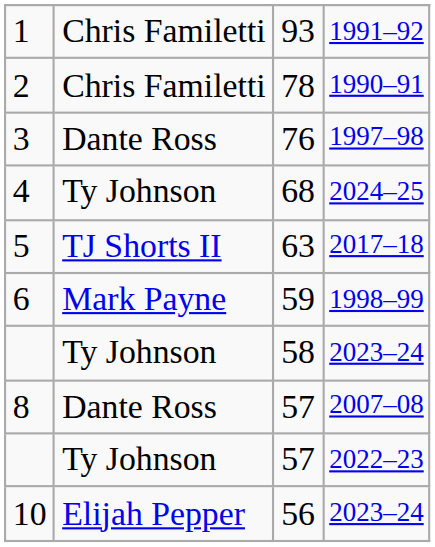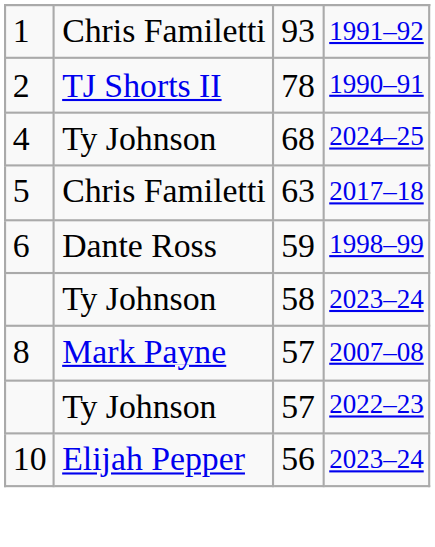(164, 84) Chris Familetti -> (142, 84) TJ Shorts II
- row: (21, 138)
(142, 245) TJ Shorts II -> (164, 191) Chris Familetti
(144, 298) Mark Payne -> (140, 245) Dante Ross
(140, 406) Dante Ross -> (144, 352) Mark Payne
